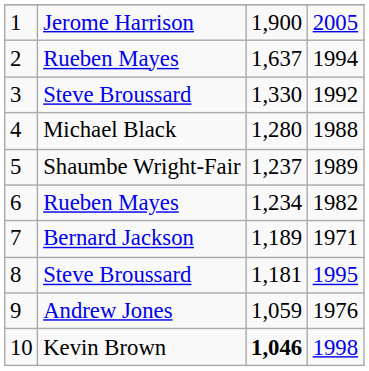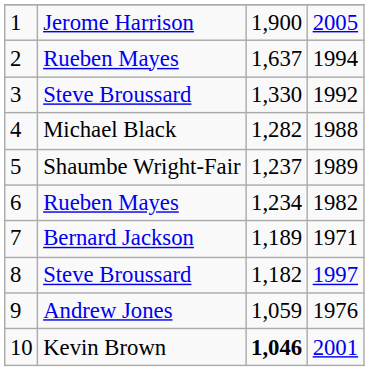(277, 130) 1,280 -> (277, 130) 1,282
(277, 274) 1,181 -> (277, 274) 1,182
(335, 274) 1995 -> (335, 274) 1997
(335, 346) 1998 -> (335, 346) 2001
